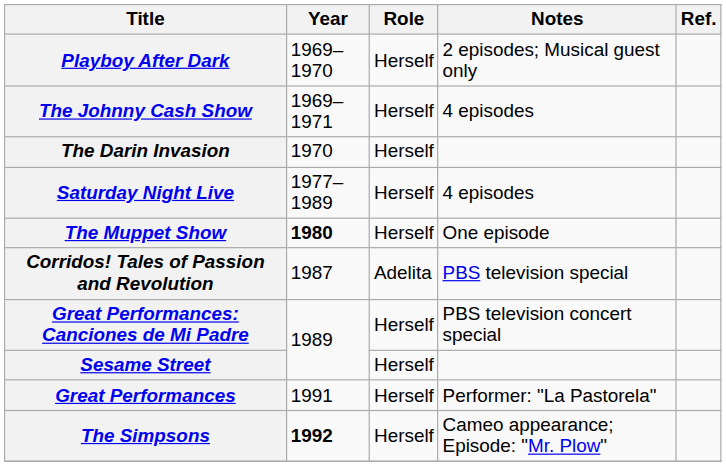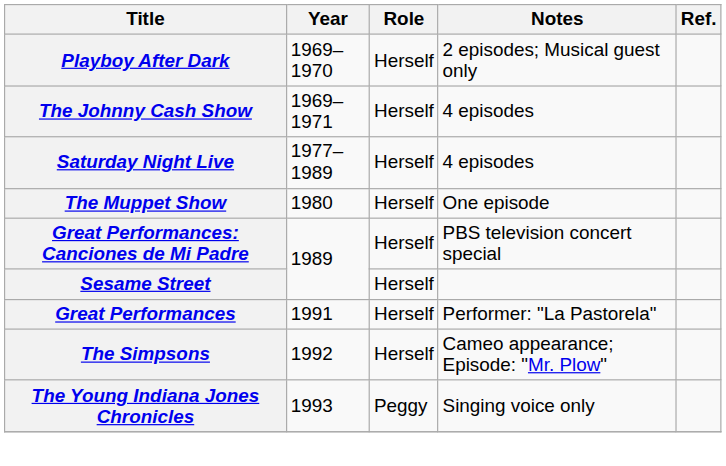- row: (145, 151)
(312, 232) bold -> (312, 202) normal
- row: (145, 273)
(312, 435) bold -> (312, 354) normal
+ row: (145, 405)
